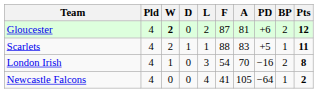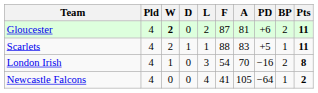(304, 29) 12 -> (304, 29) 11
